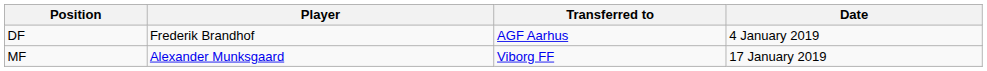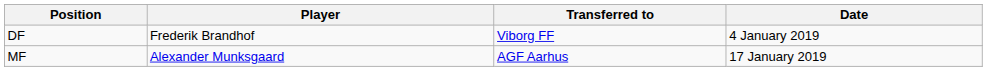(533, 36) AGF Aarhus -> (526, 36) Viborg FF
(526, 56) Viborg FF -> (533, 56) AGF Aarhus
